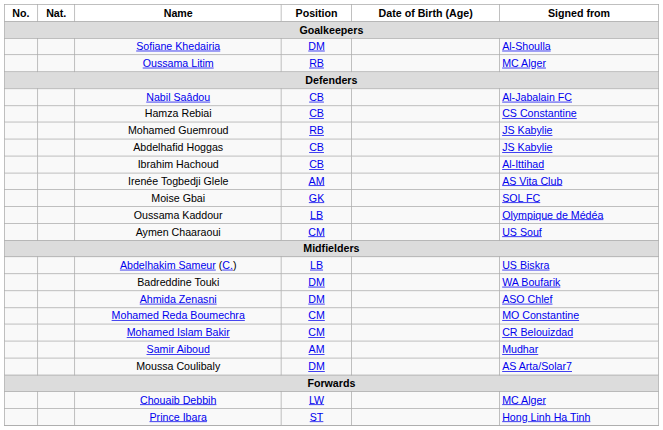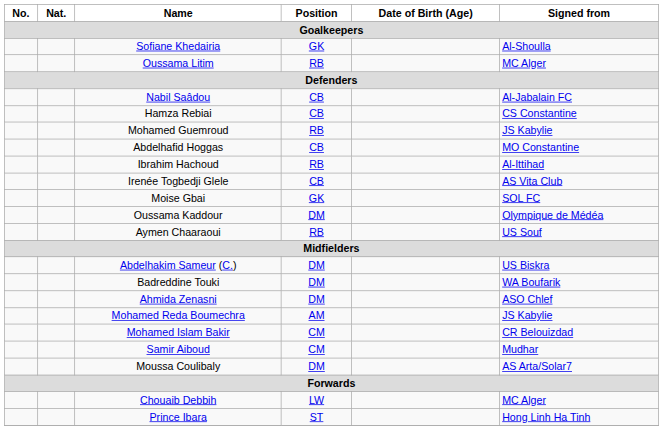(317, 47) DM -> (317, 47) GK
(527, 148) JS Kabylie -> (541, 148) MO Constantine
(317, 165) CB -> (317, 165) RB
(317, 182) AM -> (317, 182) CB
(317, 215) LB -> (317, 215) DM
(317, 232) CM -> (317, 232) RB
(317, 266) LB -> (317, 266) DM
(317, 316) CM -> (317, 316) AM
(541, 316) MO Constantine -> (527, 316) JS Kabylie
(317, 350) AM -> (317, 350) CM
